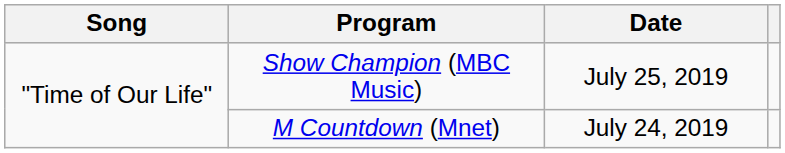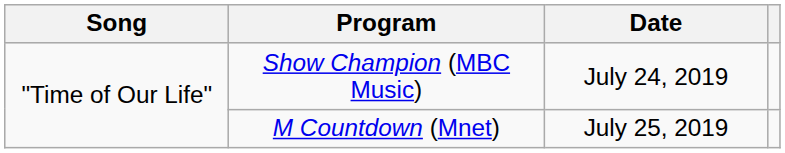(656, 76) July 25, 2019 -> (656, 76) July 24, 2019
(656, 128) July 24, 2019 -> (656, 128) July 25, 2019
